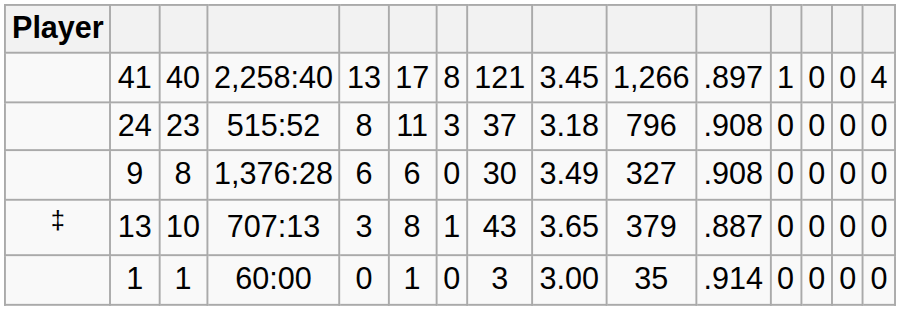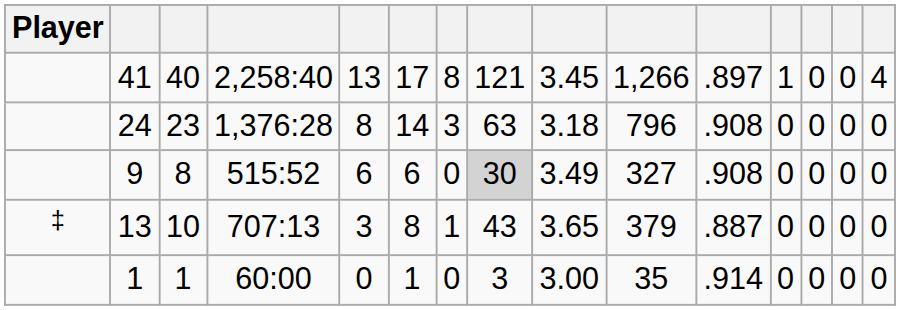(273, 125) 515:52 -> (273, 125) 1,376:28
(412, 125) 11 -> (412, 125) 14
(500, 125) 37 -> (500, 125) 63
(273, 174) 1,376:28 -> (273, 174) 515:52
(500, 174) no background -> (500, 174) lightgrey background
